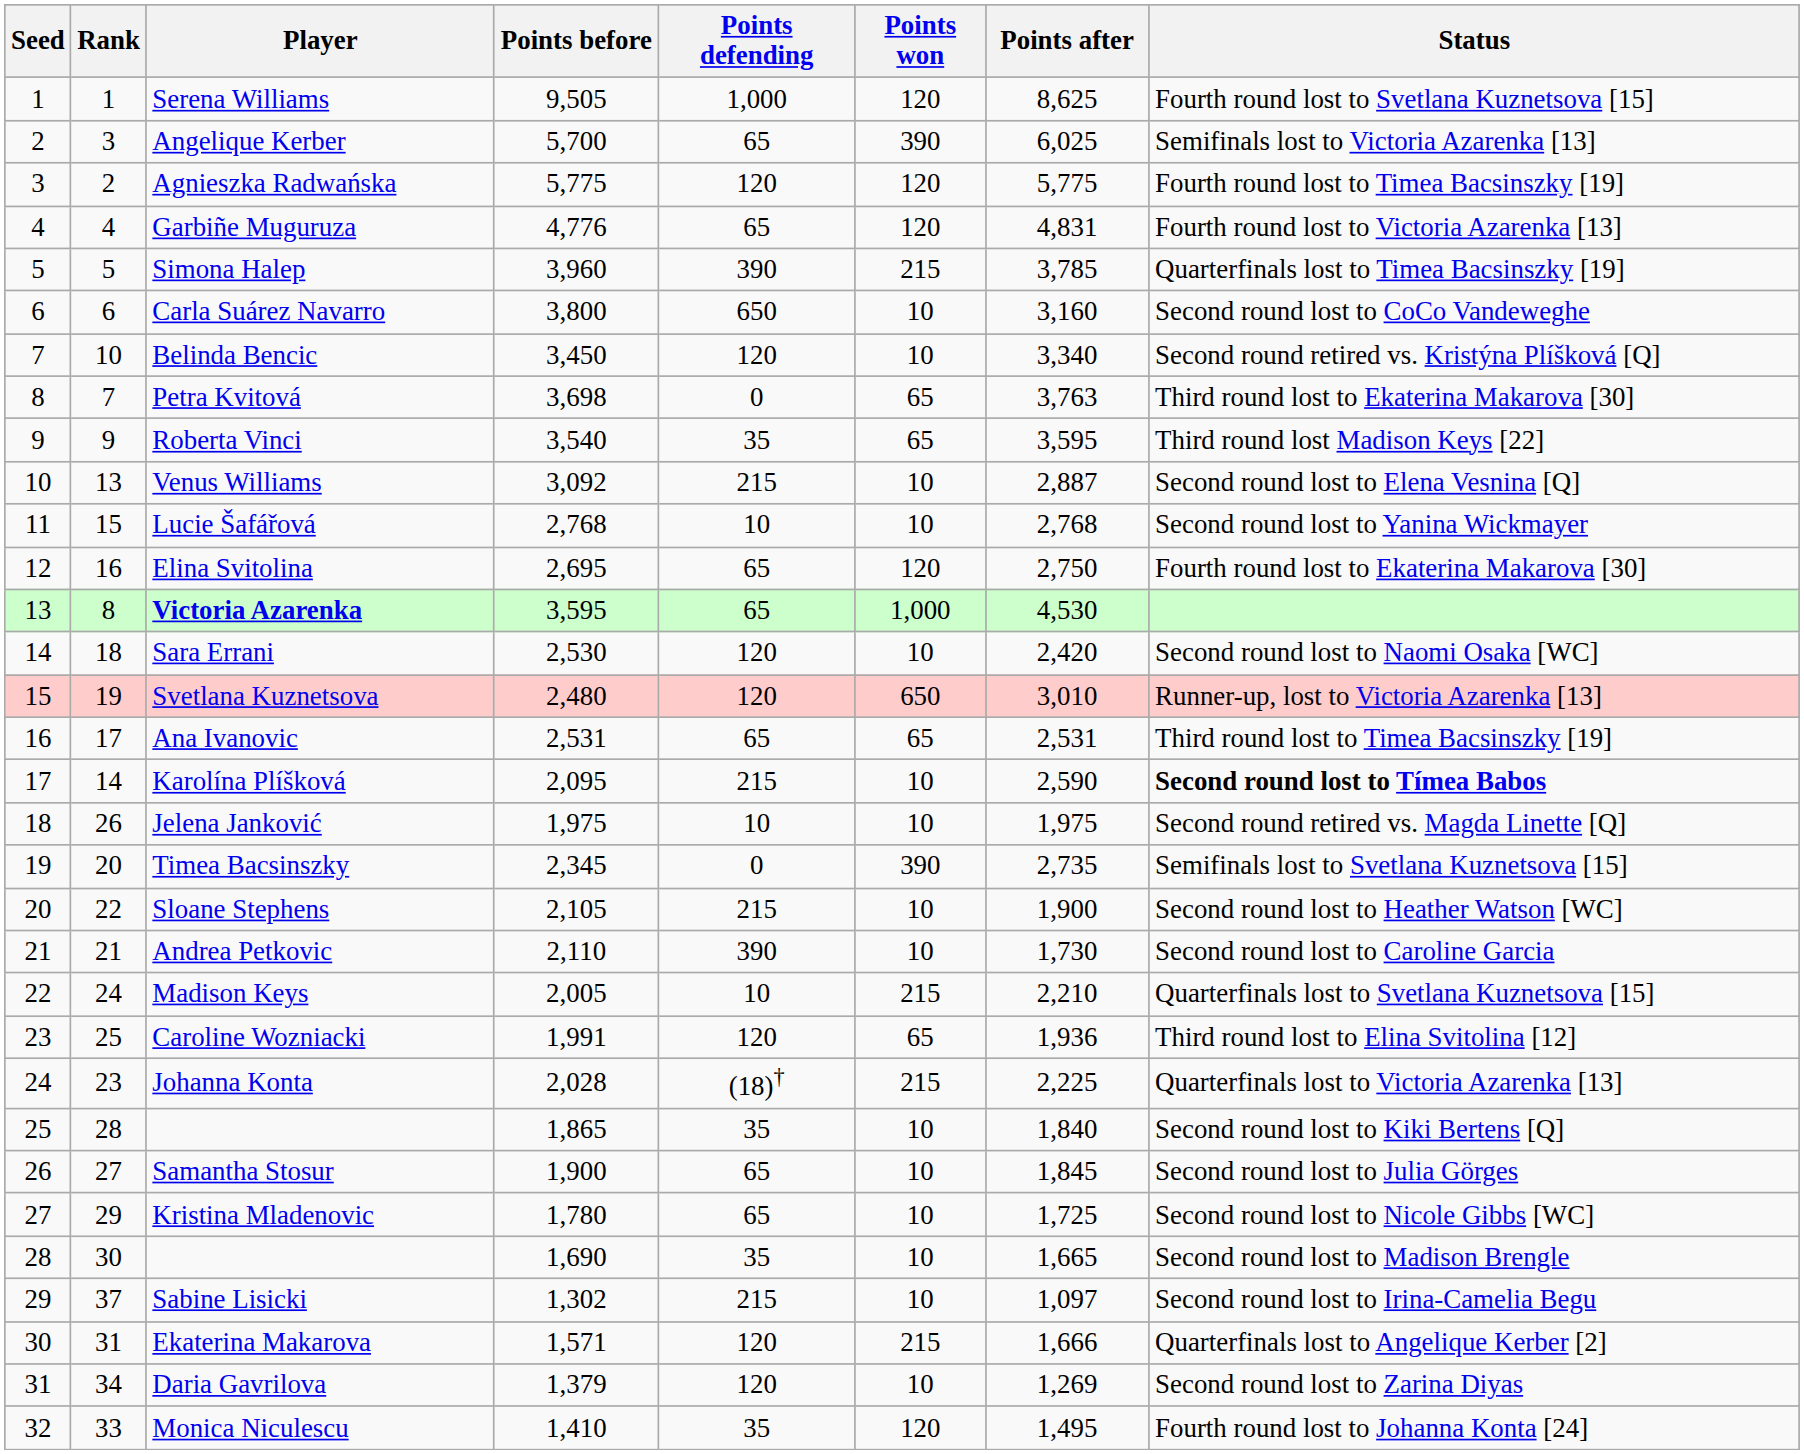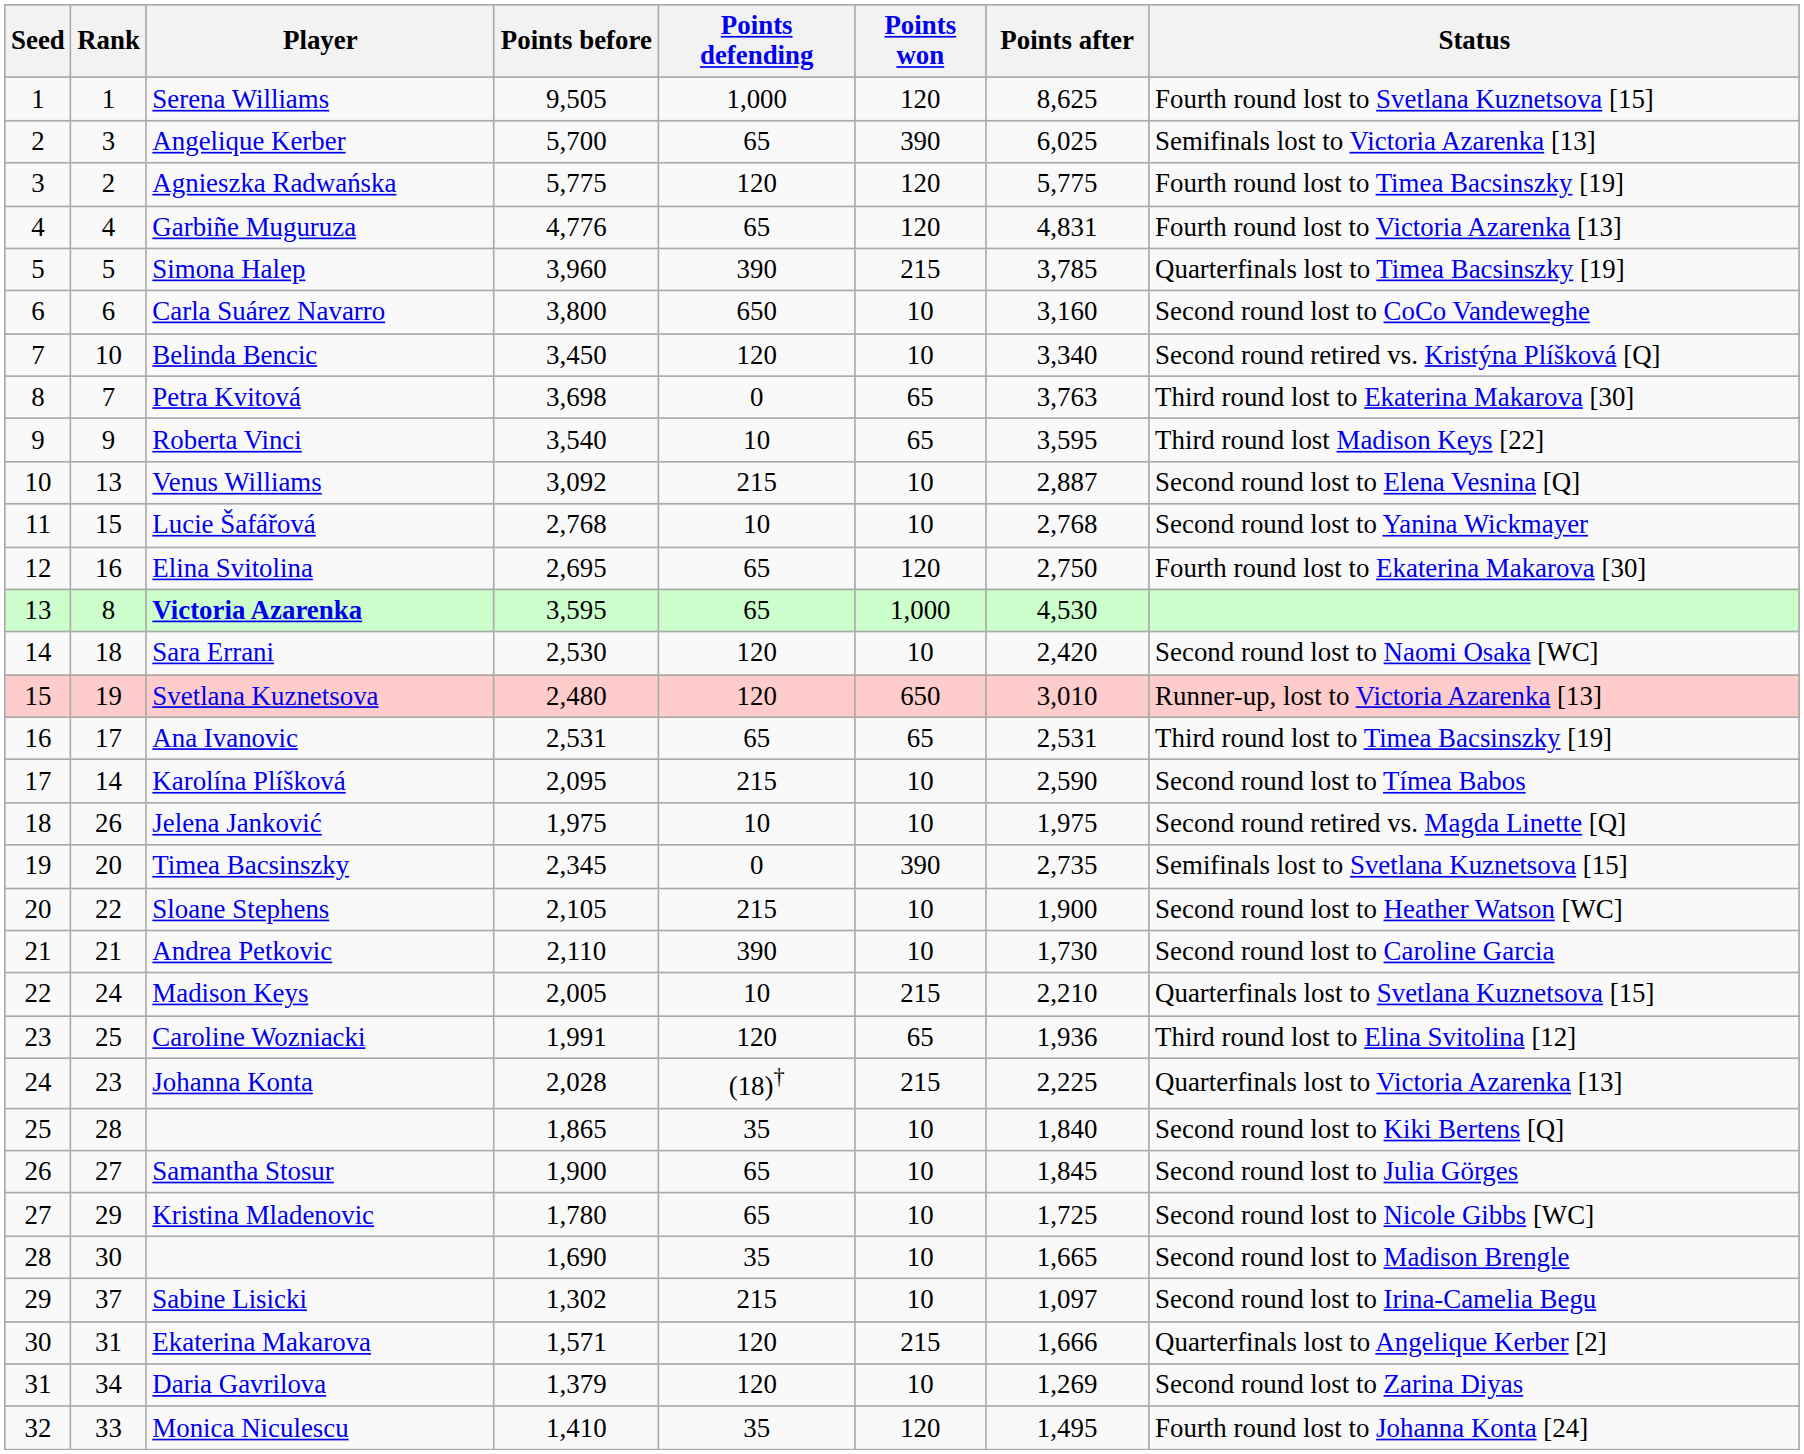(757, 439) 35 -> (757, 439) 10
(1351, 780) bold -> (1340, 780) normal
